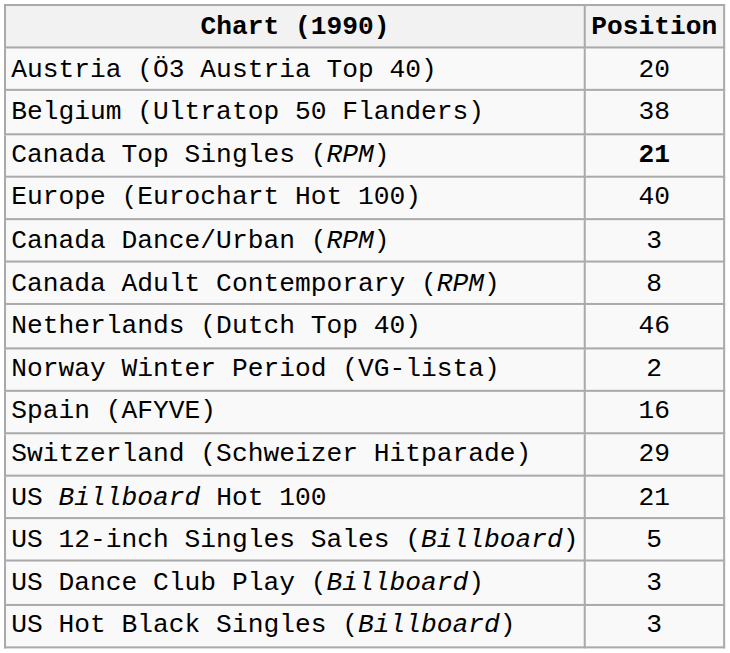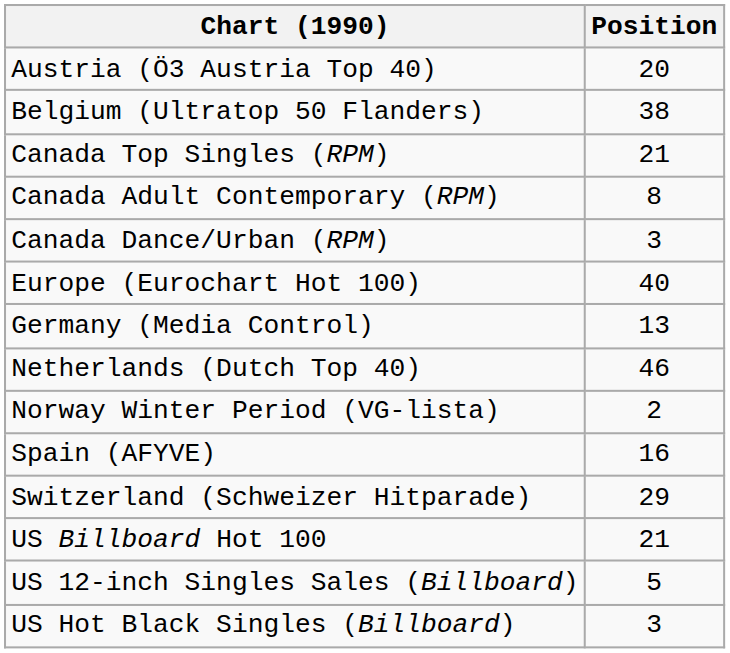(654, 155) bold -> (654, 155) normal
rows swapped: (256, 283) <-> (216, 198)
+ row: (192, 326)
- row: (248, 583)
